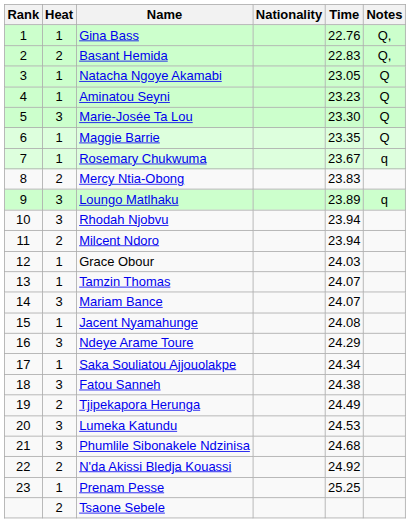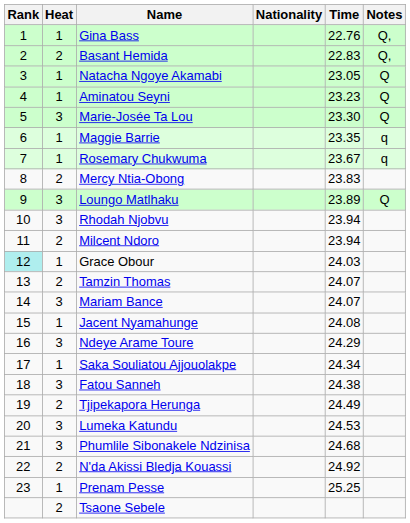(384, 138) Q -> (384, 138) q
(384, 199) q -> (384, 199) Q
(23, 261) no background -> (23, 261) paleturquoise background
(59, 281) 1 -> (59, 281) 2
